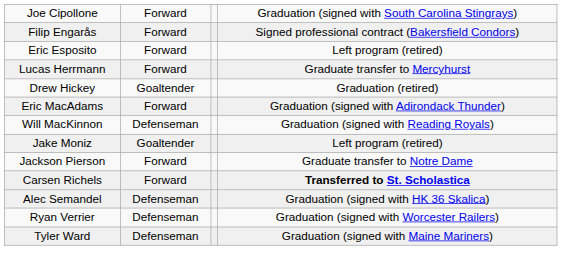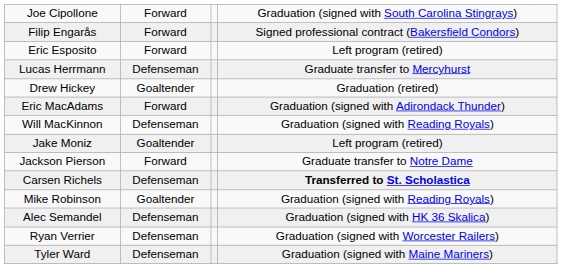(165, 69) Forward -> (165, 69) Defenseman
(165, 180) Forward -> (165, 180) Defenseman
+ row: (62, 198)
